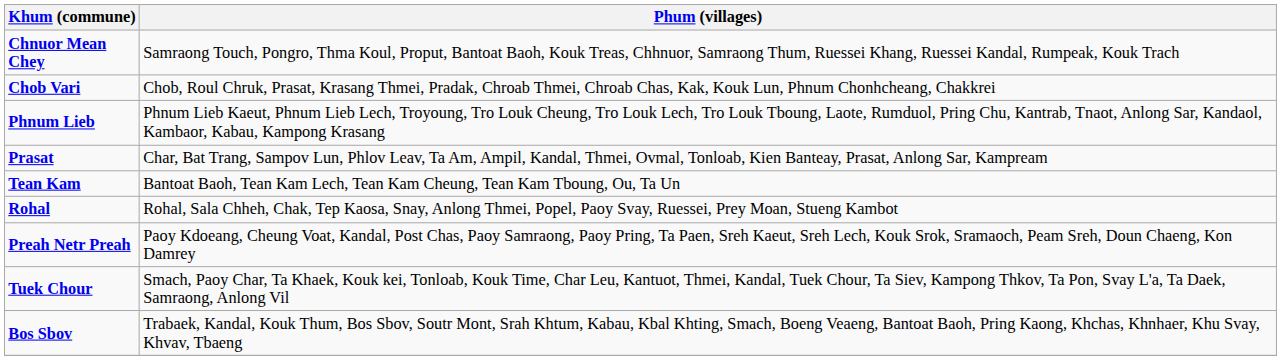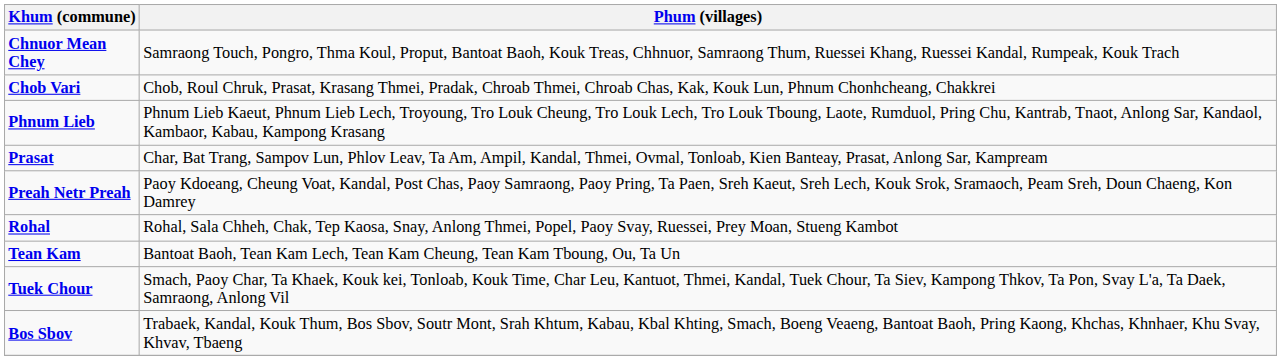rows swapped: (69, 244) <-> (44, 183)
